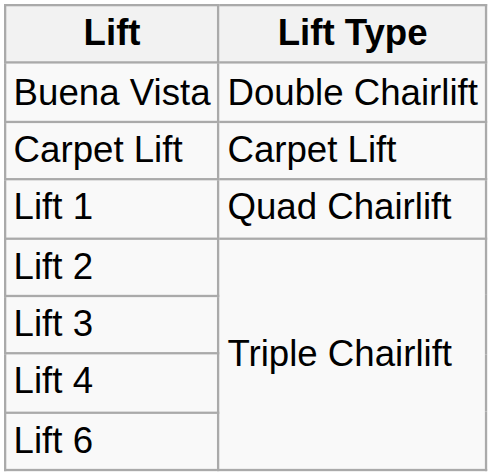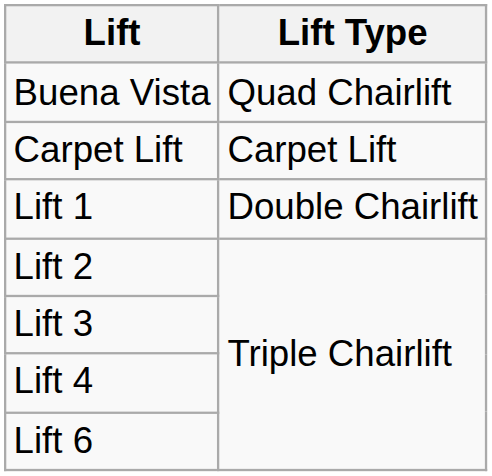(353, 91) Double Chairlift -> (339, 91) Quad Chairlift
(339, 207) Quad Chairlift -> (353, 207) Double Chairlift
